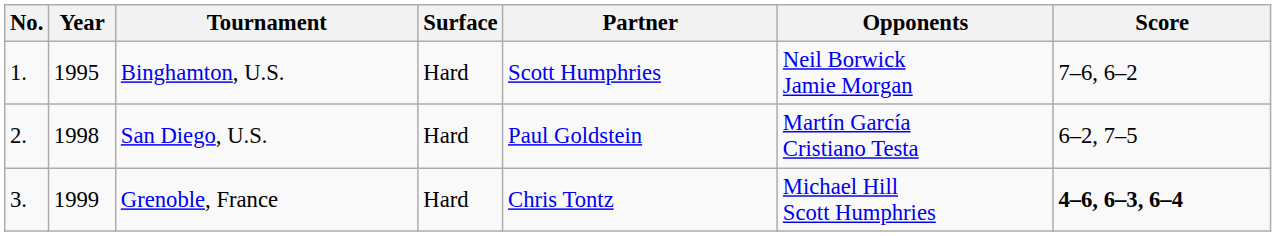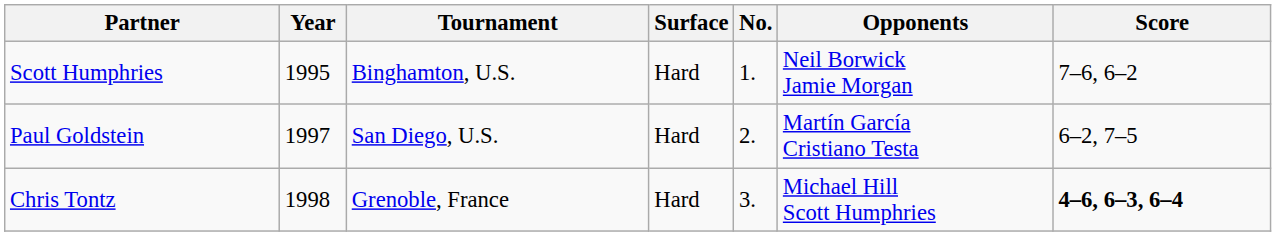columns swapped: (27, 22) <-> (640, 22)
(76, 135) 1998 -> (307, 135) 1997
(76, 198) 1999 -> (307, 198) 1998
